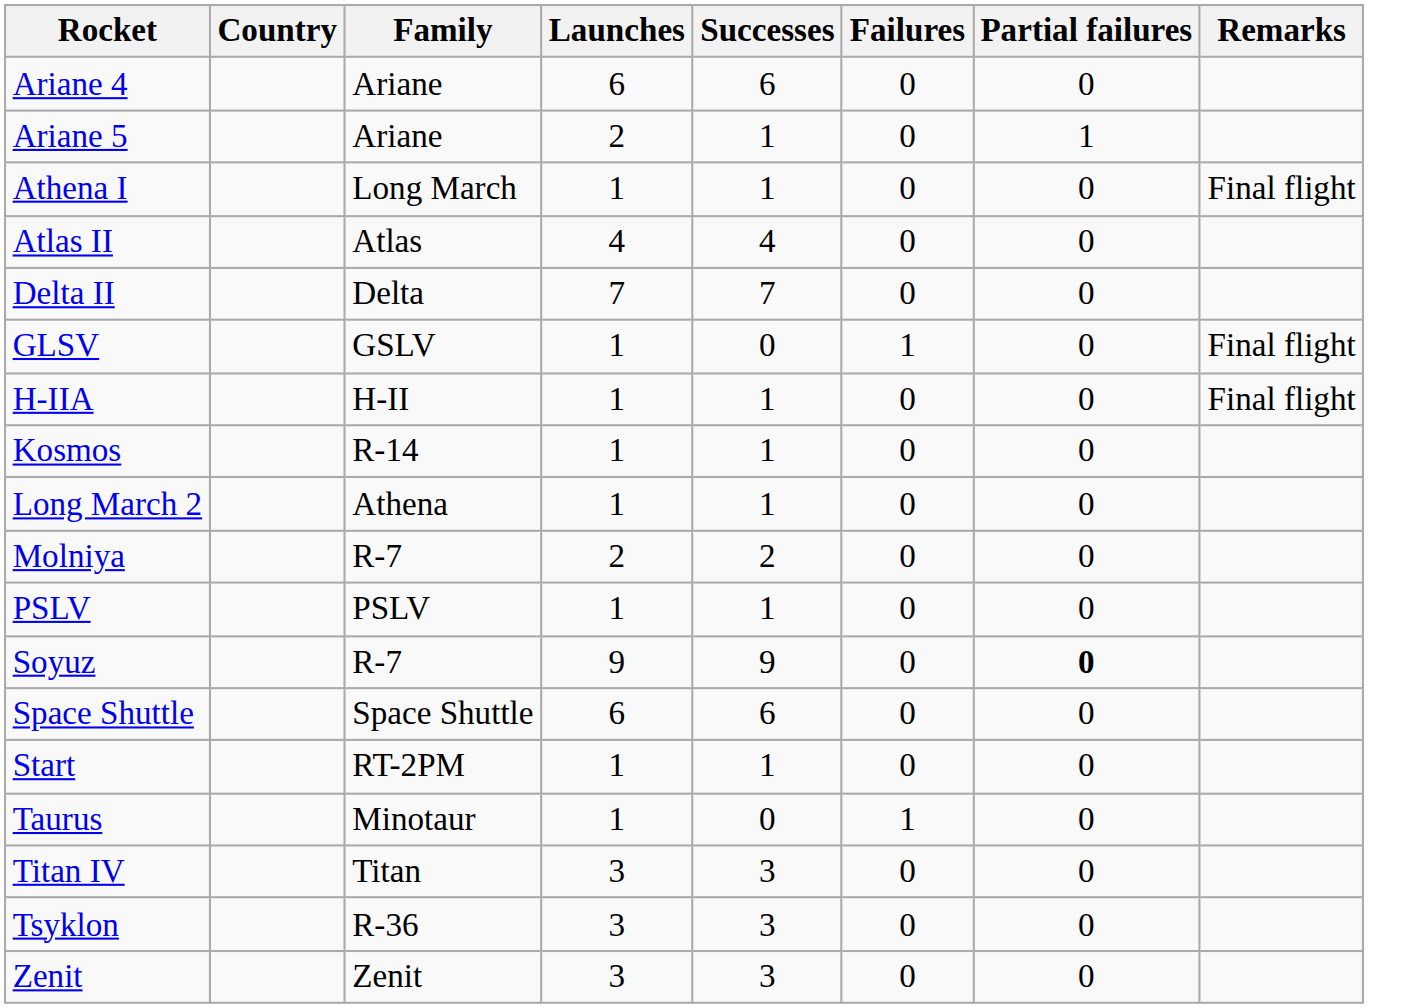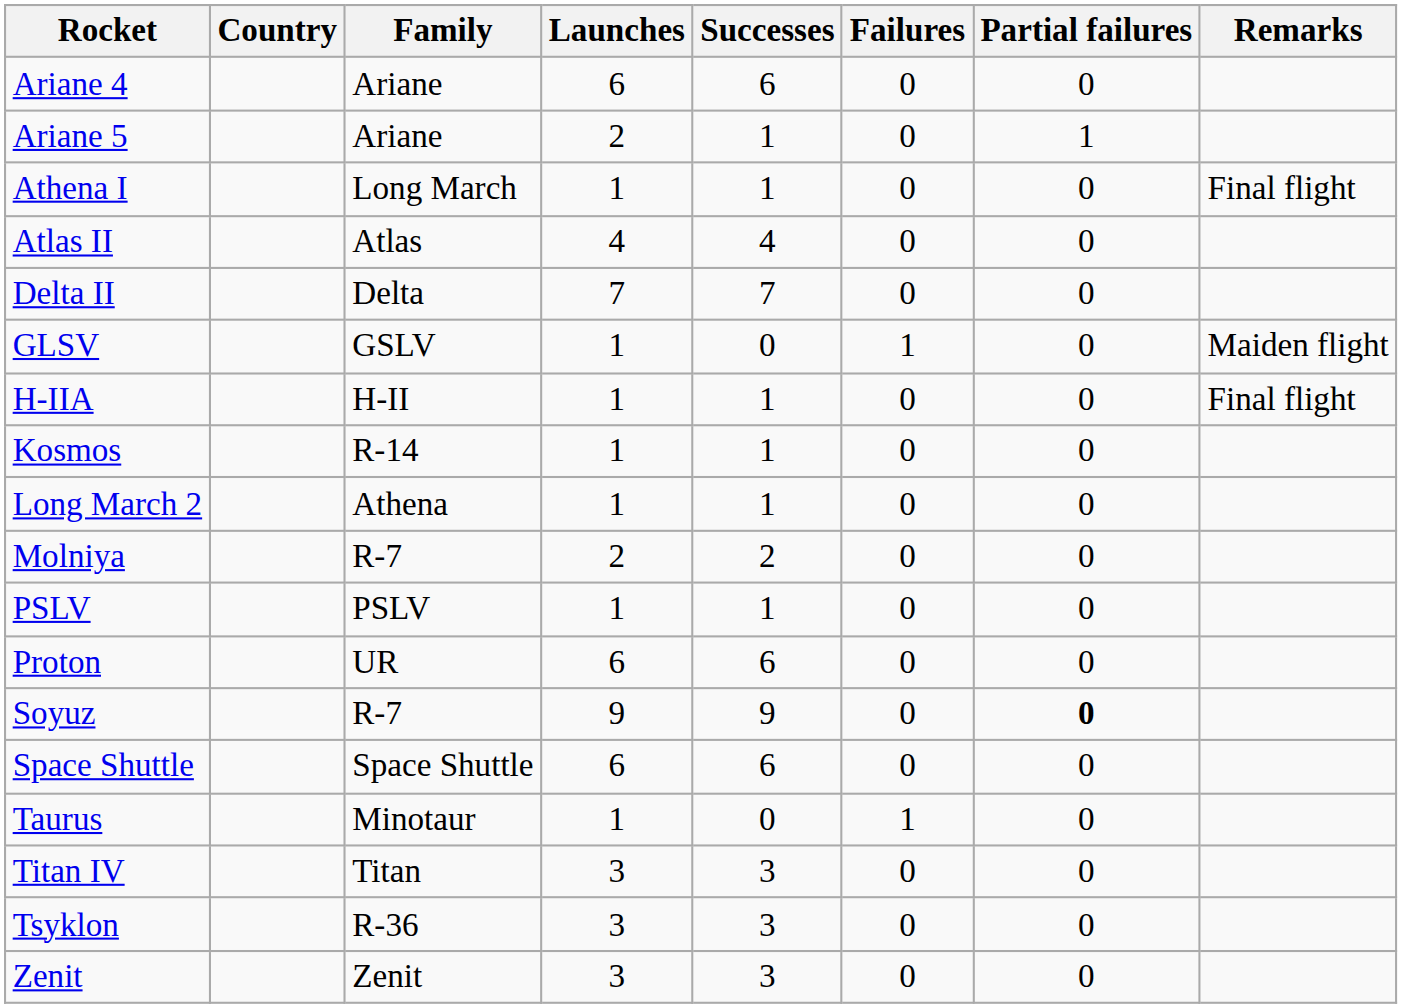(1282, 345) Final flight -> (1298, 345) Maiden flight
+ row: (57, 661)
- row: (44, 766)
